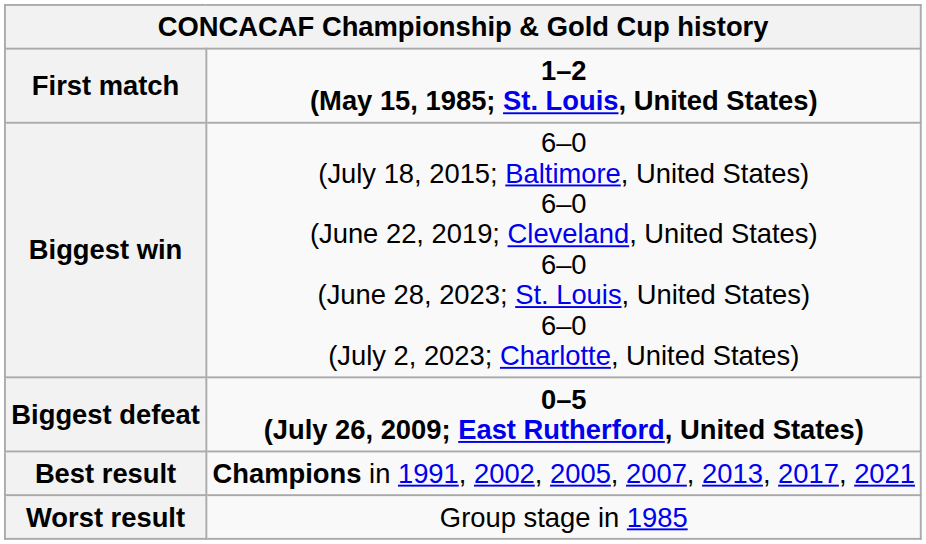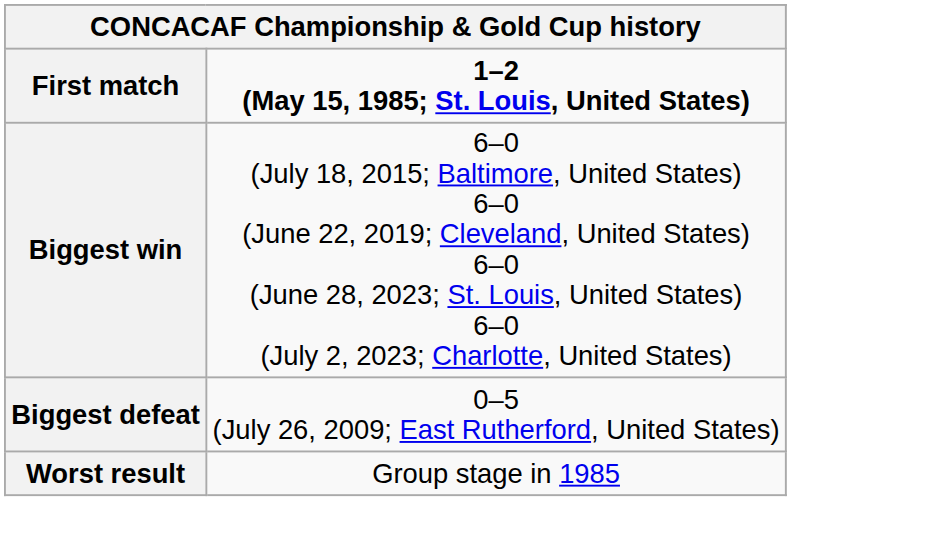(564, 415) bold -> (496, 415) normal
- row: (106, 473)
